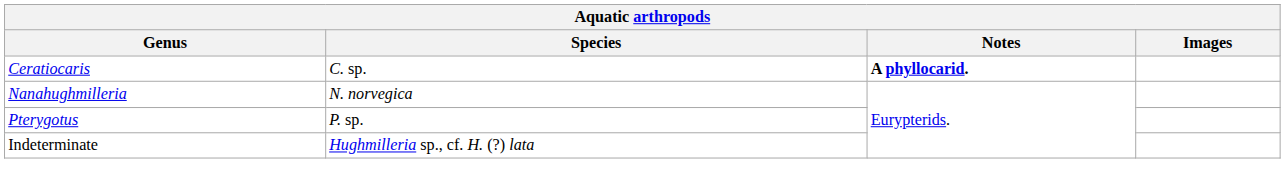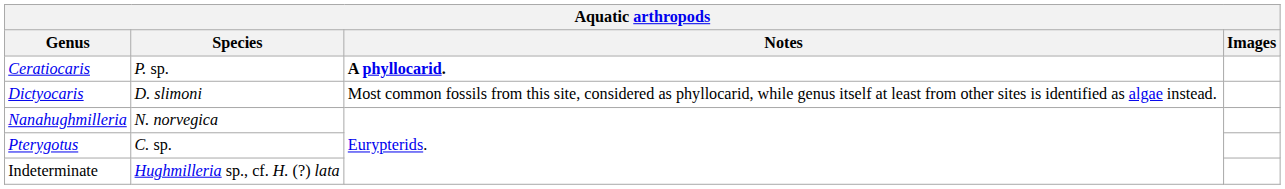(348, 68) C. sp. -> (152, 68) P. sp.
+ row: (46, 94)
(346, 119) P. sp. -> (153, 145) C. sp.
